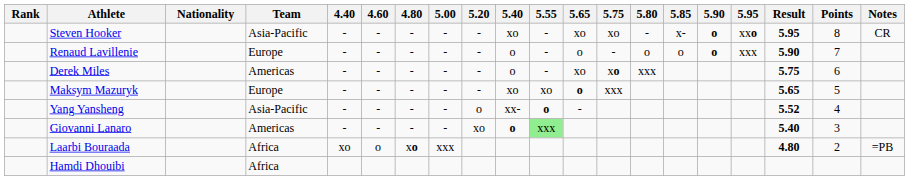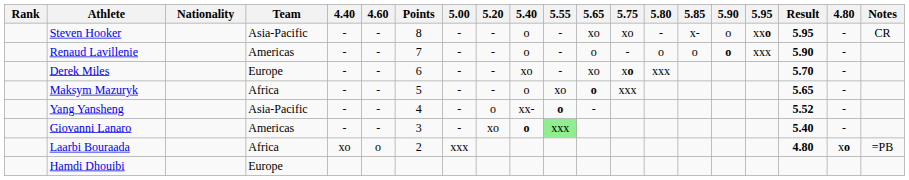columns swapped: (412, 14) <-> (837, 14)
(513, 33) xo -> (527, 33) o
(714, 33) bold -> (728, 33) normal
(266, 52) Europe -> (271, 52) Americas
(271, 71) Americas -> (266, 71) Europe
(513, 71) o -> (527, 71) xo
(789, 71) 5.75 -> (803, 71) 5.70
(266, 90) Europe -> (264, 90) Africa
(513, 90) xo -> (527, 90) o
(264, 166) Africa -> (266, 166) Europe
